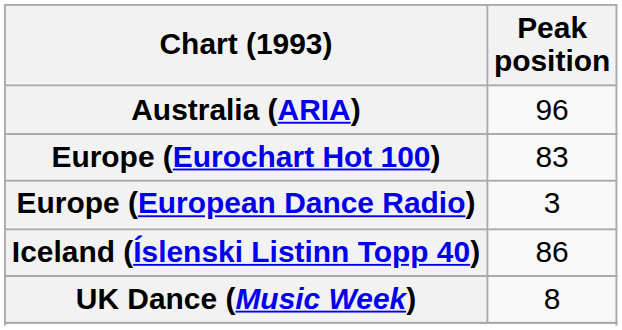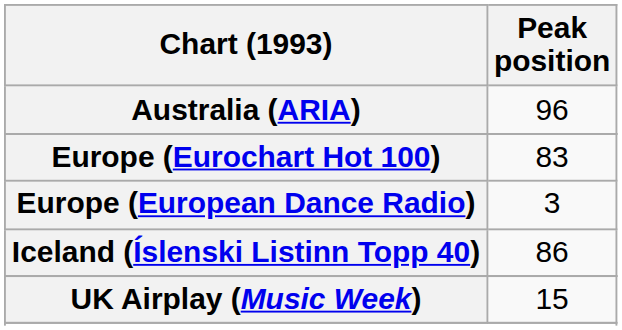+ row: (246, 299)
- row: (246, 299)
